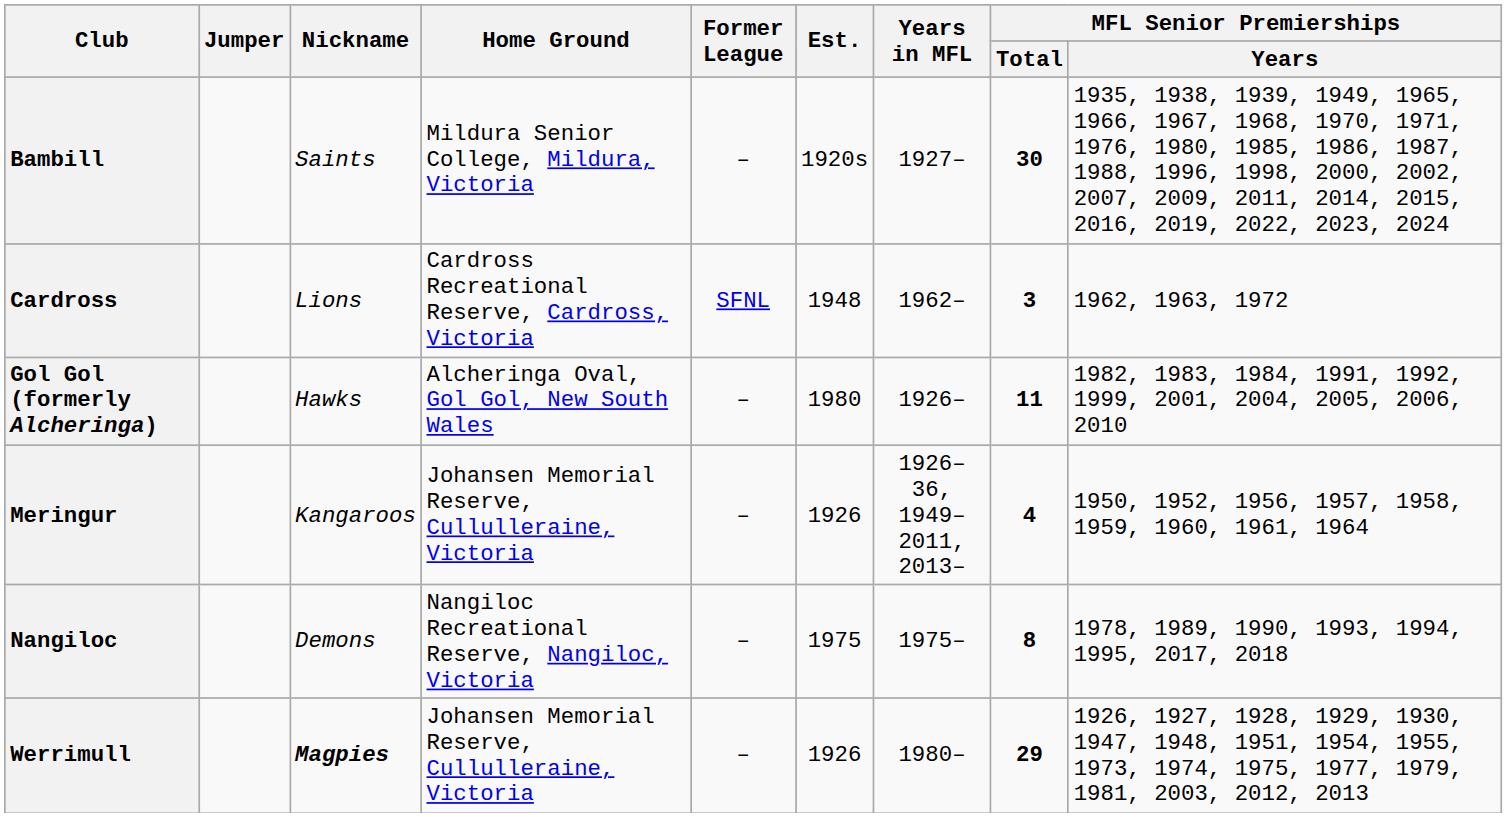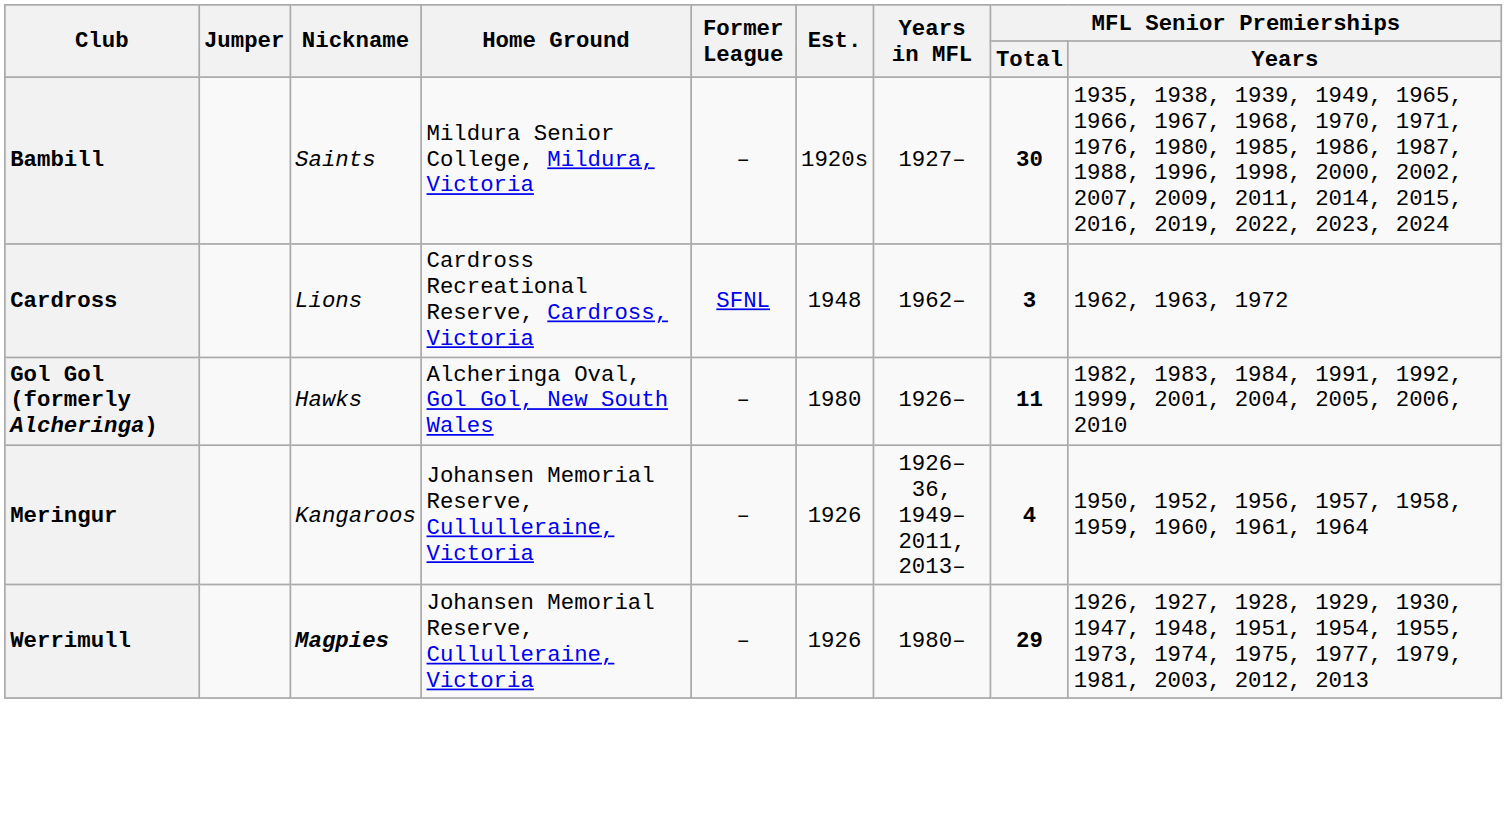- row: (64, 642)
